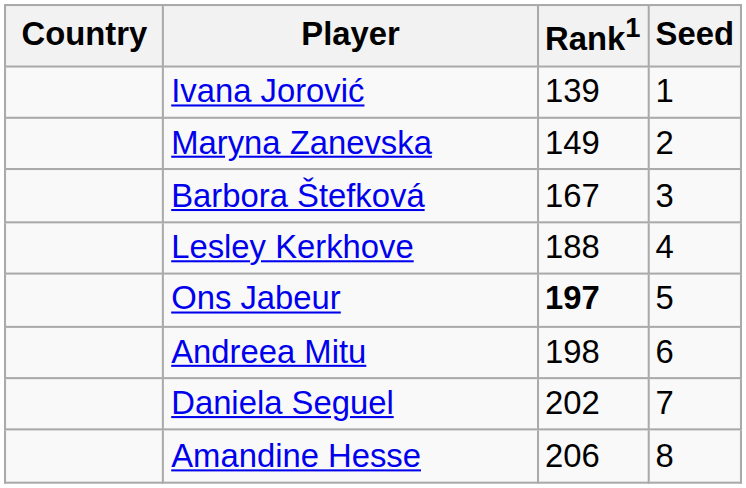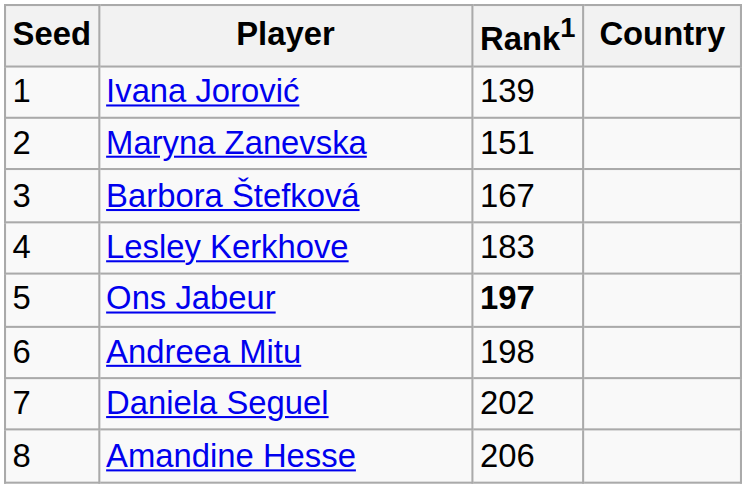columns swapped: (84, 34) <-> (695, 34)
(572, 143) 149 -> (507, 143) 151
(572, 247) 188 -> (507, 247) 183
